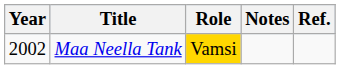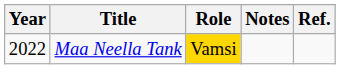(27, 48) 2002 -> (27, 48) 2022
